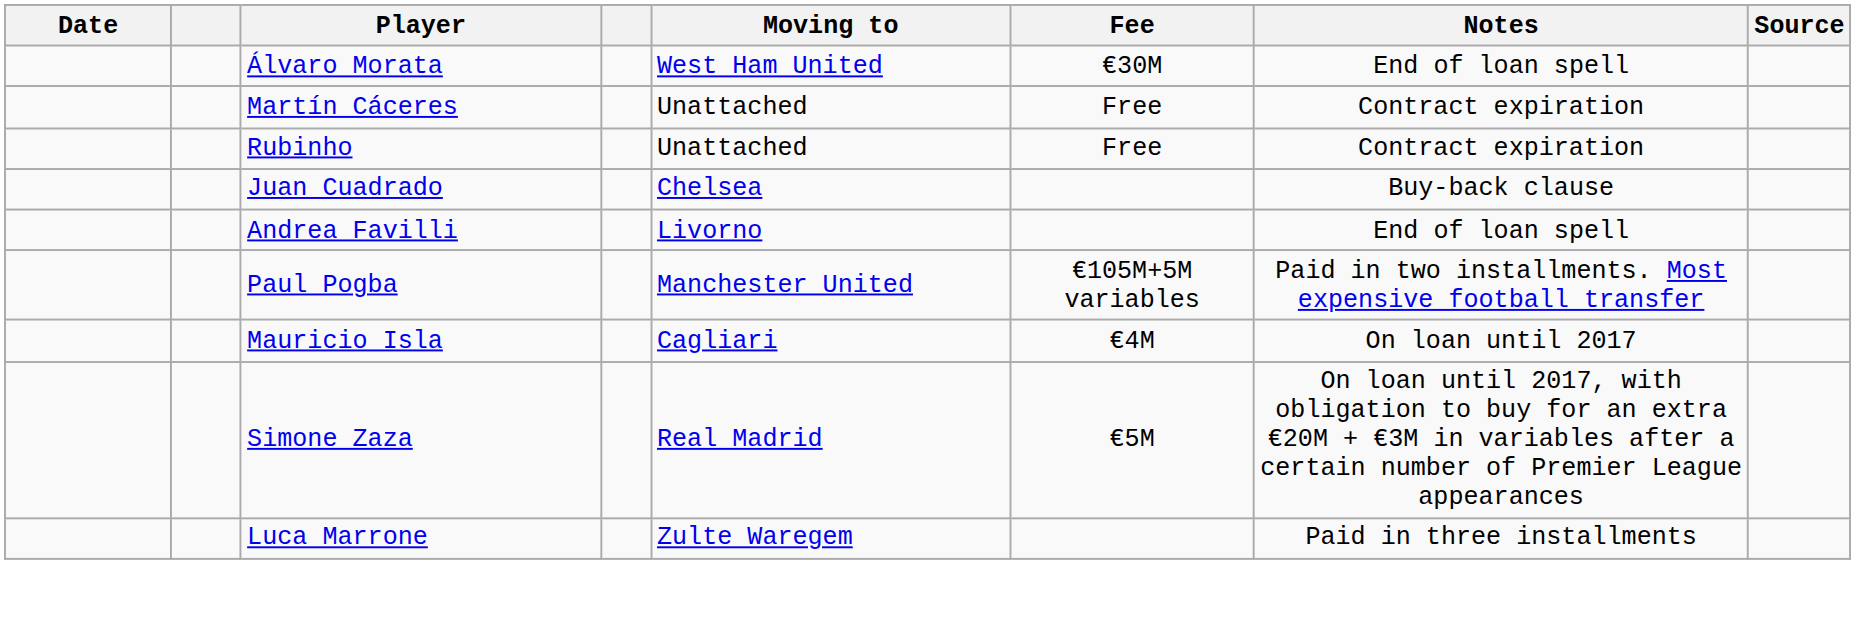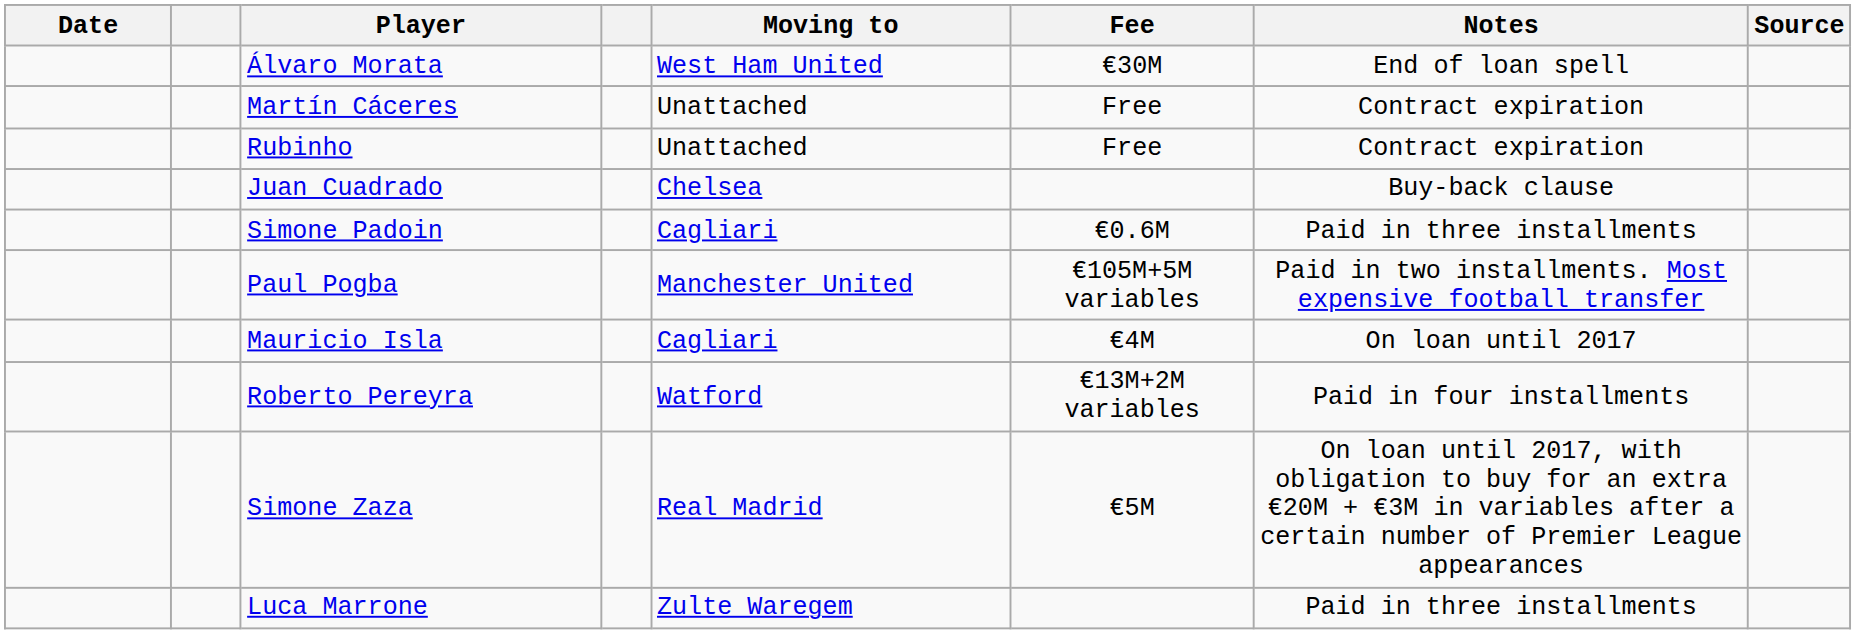- row: (353, 230)
+ row: (345, 230)
+ row: (360, 396)
